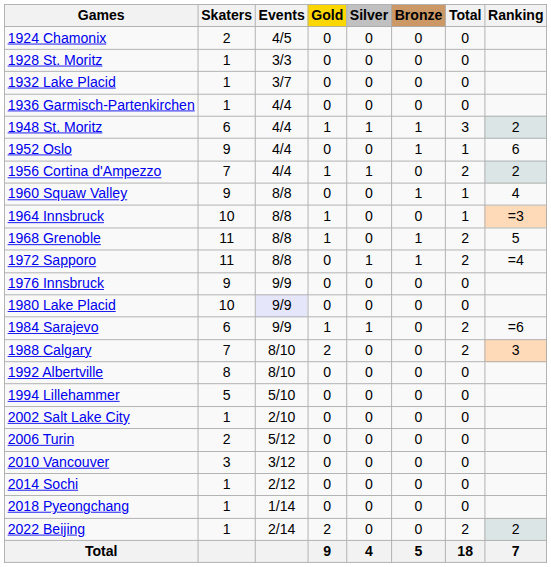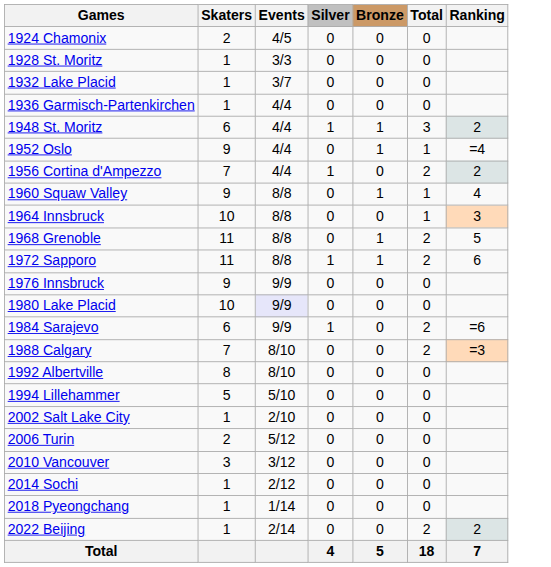- column: (327, 15)
(516, 149) 6 -> (477, 149) =4
(516, 216) =3 -> (477, 216) 3
(516, 261) =4 -> (477, 261) 6
(516, 350) 3 -> (477, 350) =3
